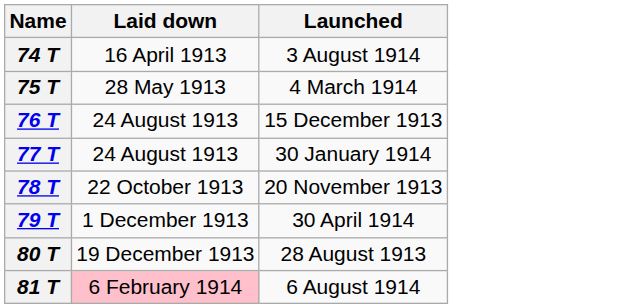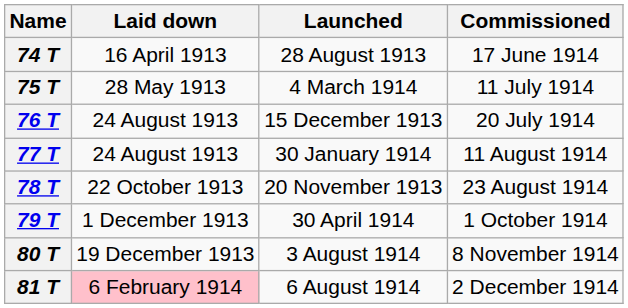+ column: (535, 21)
(353, 54) 3 August 1914 -> (353, 54) 28 August 1913
(353, 253) 28 August 1913 -> (353, 253) 3 August 1914
